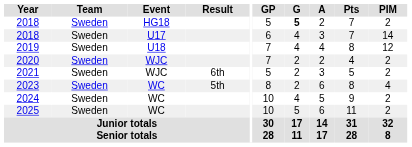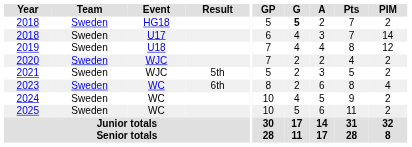(218, 73) 6th -> (218, 73) 5th
(218, 86) 5th -> (218, 86) 6th
